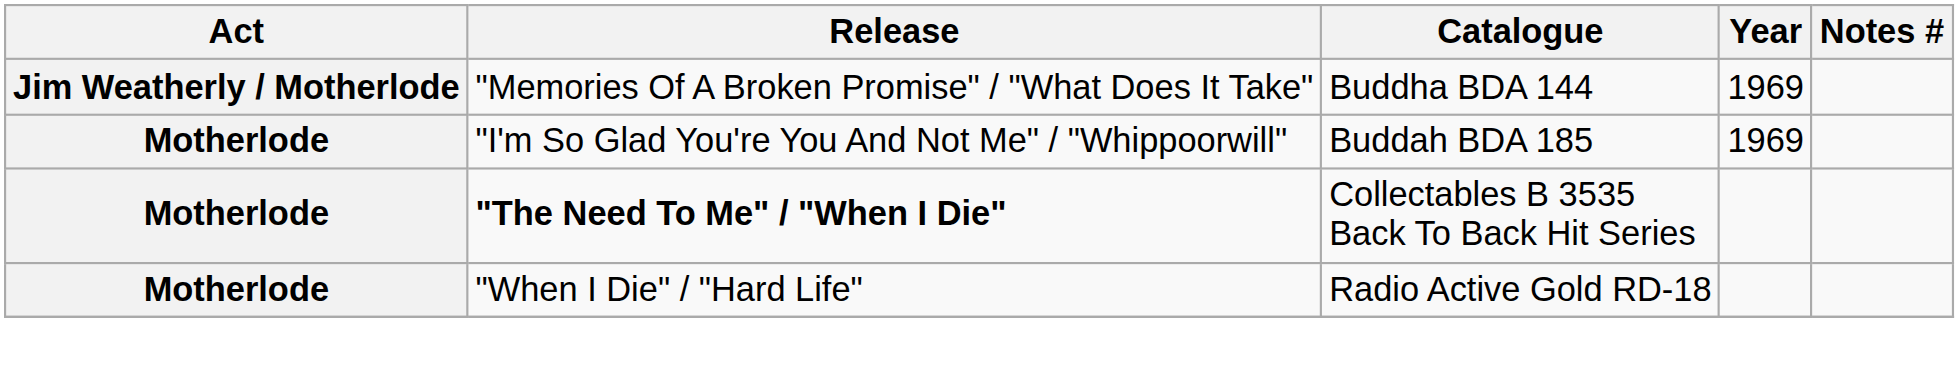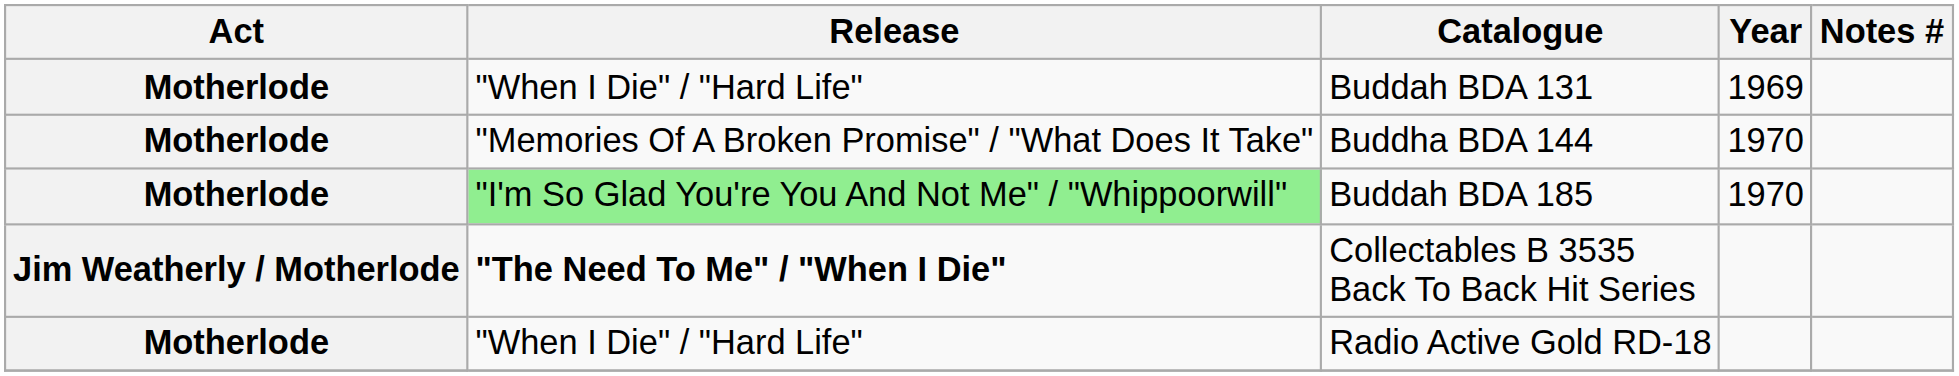+ row: (1461, 86)
(236, 86) Jim Weatherly / Motherlode -> (236, 140) Motherlode
(1766, 86) 1969 -> (1766, 140) 1970
(881, 140) no background -> (881, 195) lightgreen background
(1766, 140) 1969 -> (1766, 195) 1970
(236, 214) Motherlode -> (236, 269) Jim Weatherly / Motherlode
